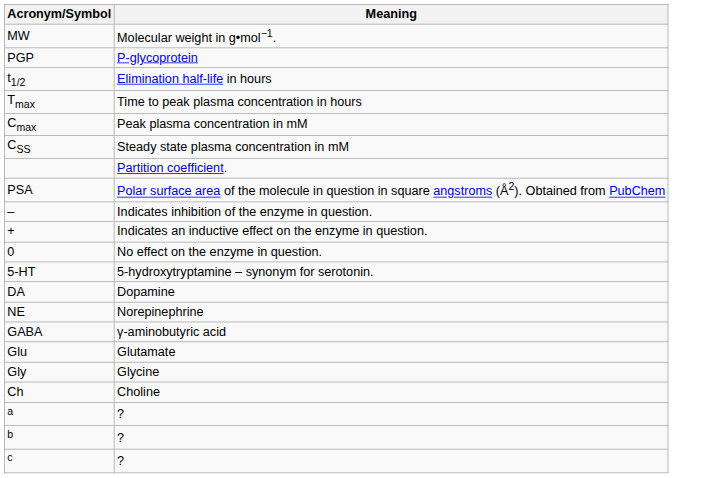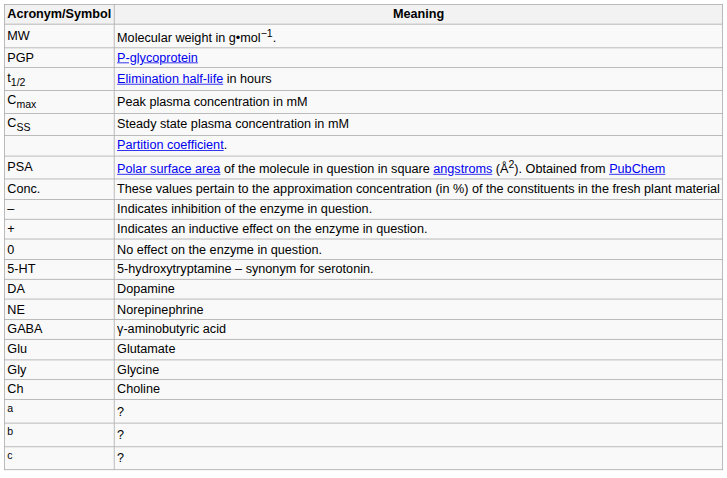- row: (21, 102)
+ row: (24, 189)
